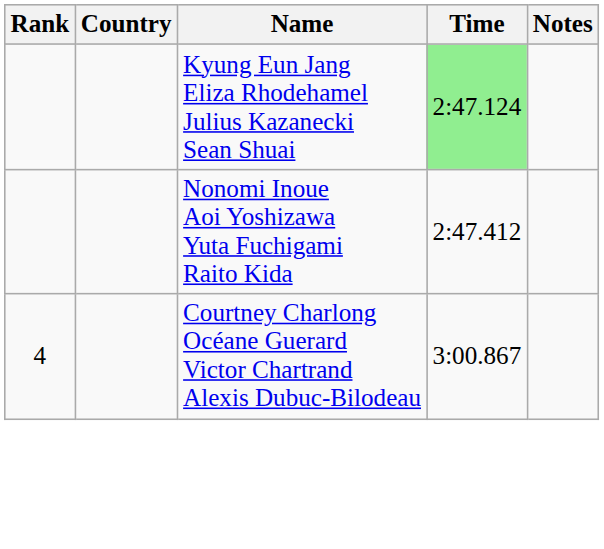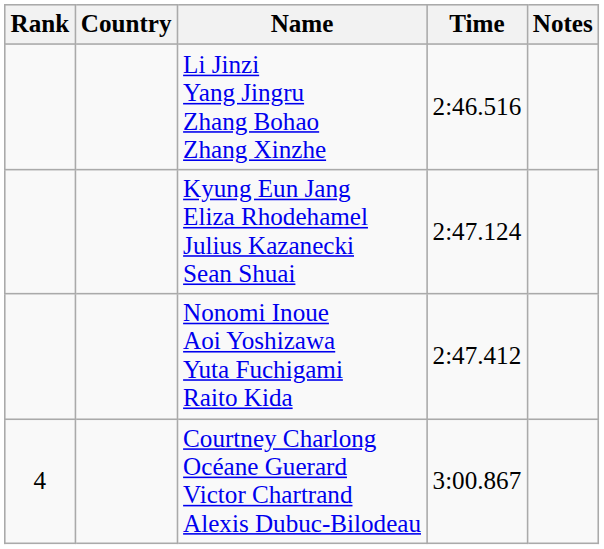+ row: (255, 106)
(477, 106) lightgreen background -> (477, 231) no background
